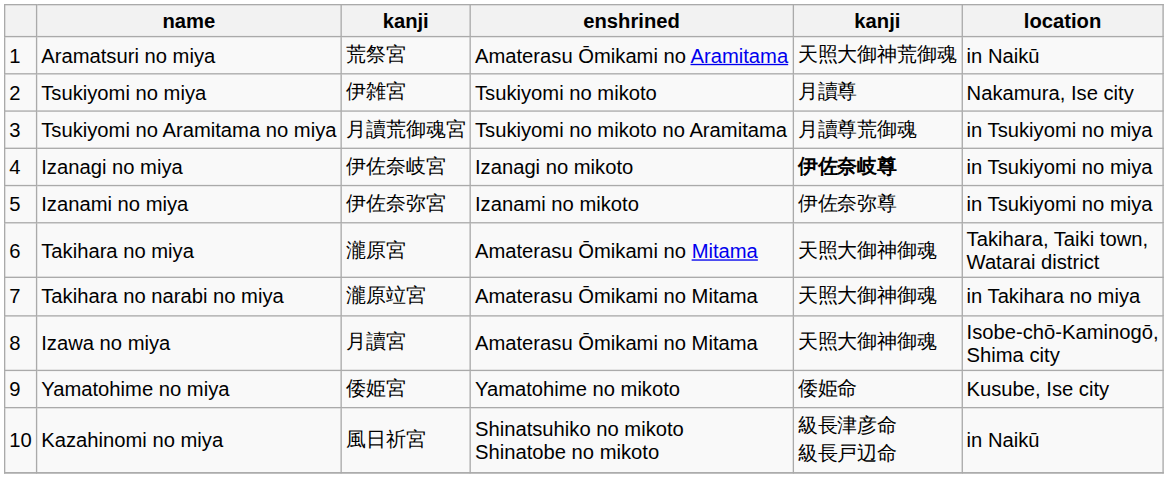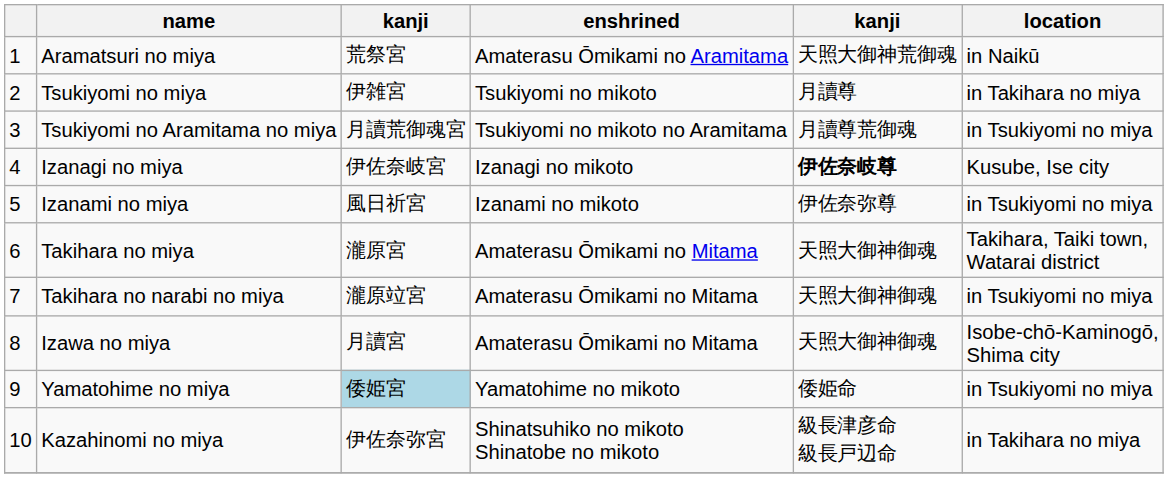(1050, 93) Nakamura, Ise city -> (1053, 93) in Takihara no miya
(1060, 167) in Tsukiyomi no miya -> (1038, 167) Kusube, Ise city
(396, 203) 伊佐奈弥宮 -> (386, 203) 風日祈宮
(1053, 297) in Takihara no miya -> (1060, 297) in Tsukiyomi no miya
(376, 387) no background -> (376, 387) lightblue background
(1038, 389) Kusube, Ise city -> (1060, 389) in Tsukiyomi no miya
(386, 439) 風日祈宮 -> (396, 439) 伊佐奈弥宮
(1003, 440) in Naikū -> (1053, 440) in Takihara no miya
